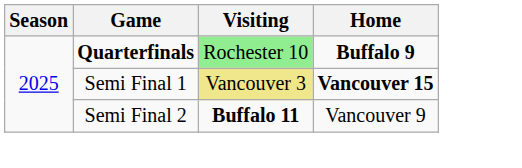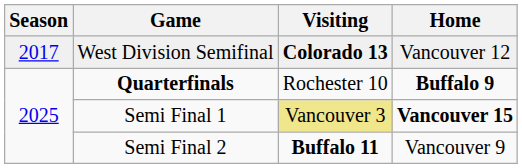+ row: (175, 52)
(256, 52) lightgreen background -> (335, 83) no background
